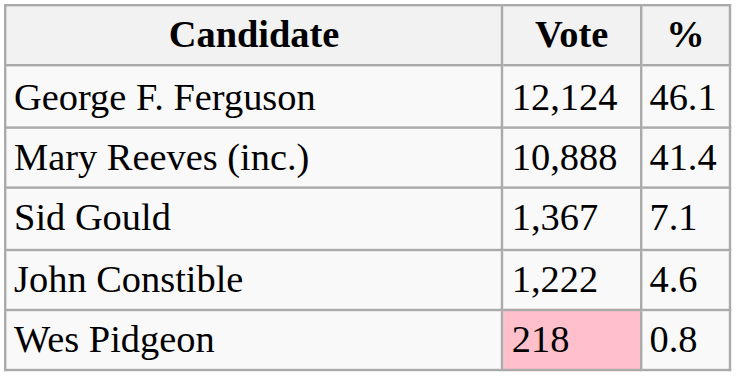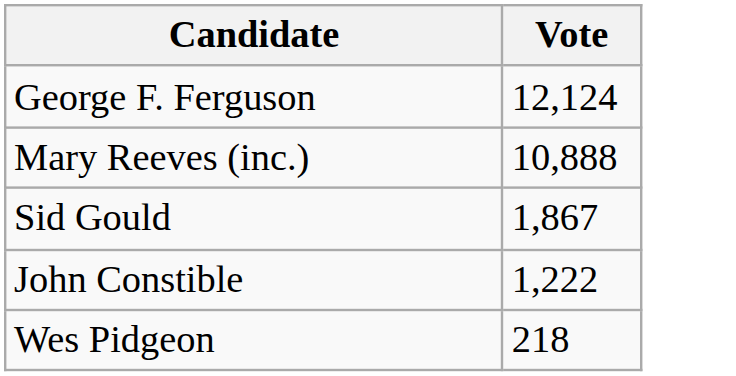- column: (685, 34)
(555, 217) 1,367 -> (555, 217) 1,867
(541, 339) pink background -> (541, 339) no background
